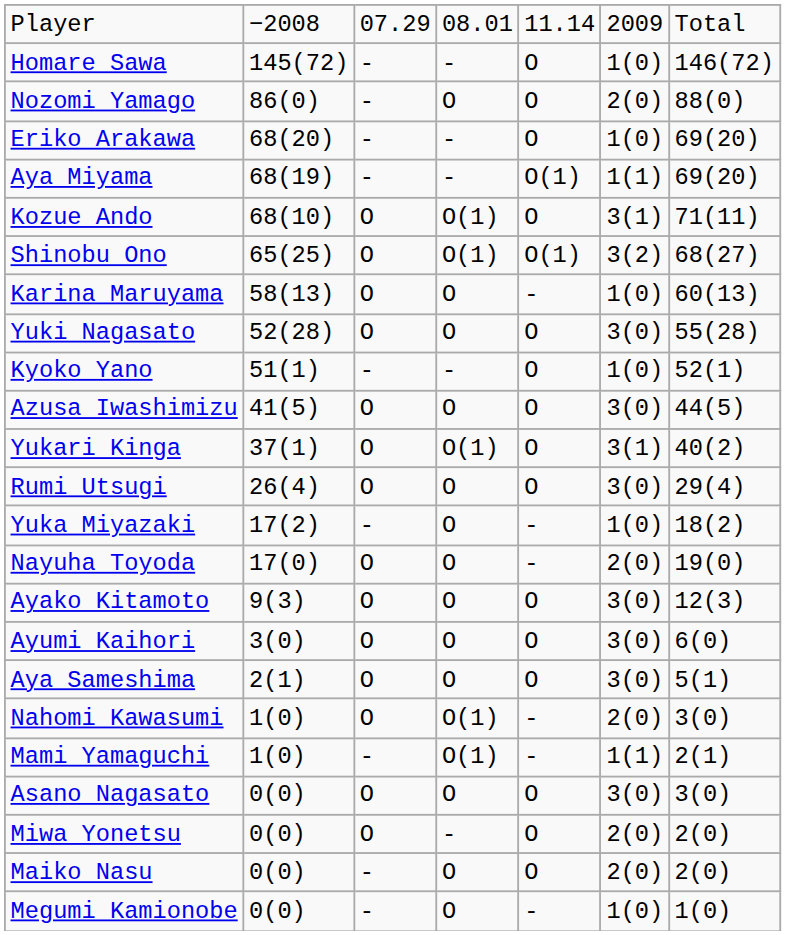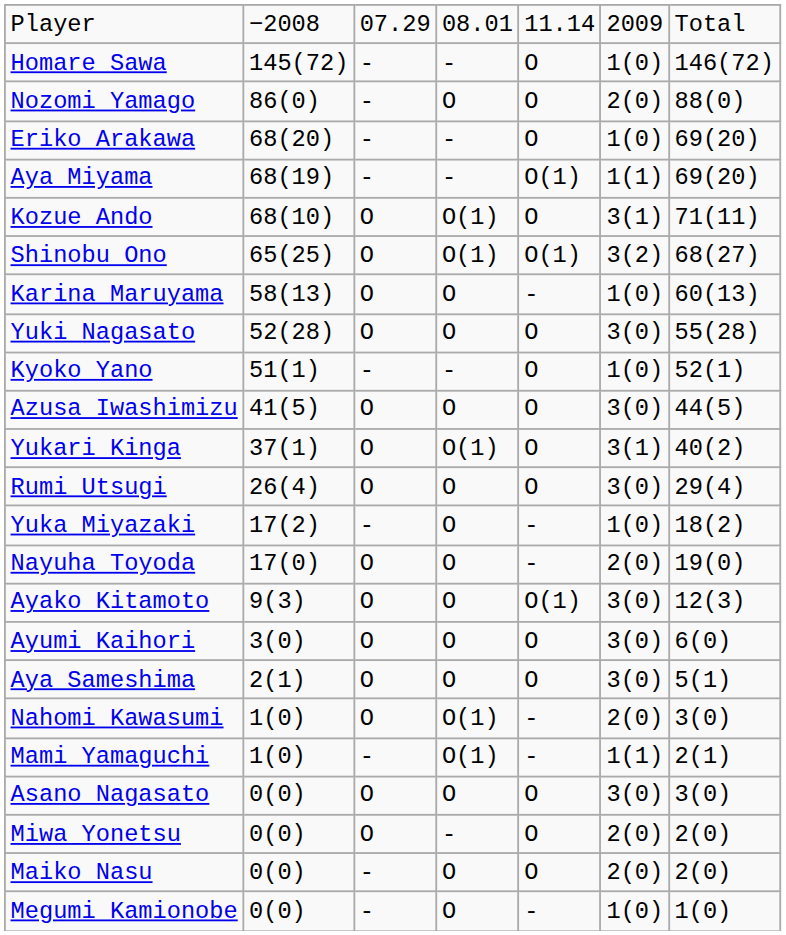(531, 603) O -> (553, 603) O(1)
